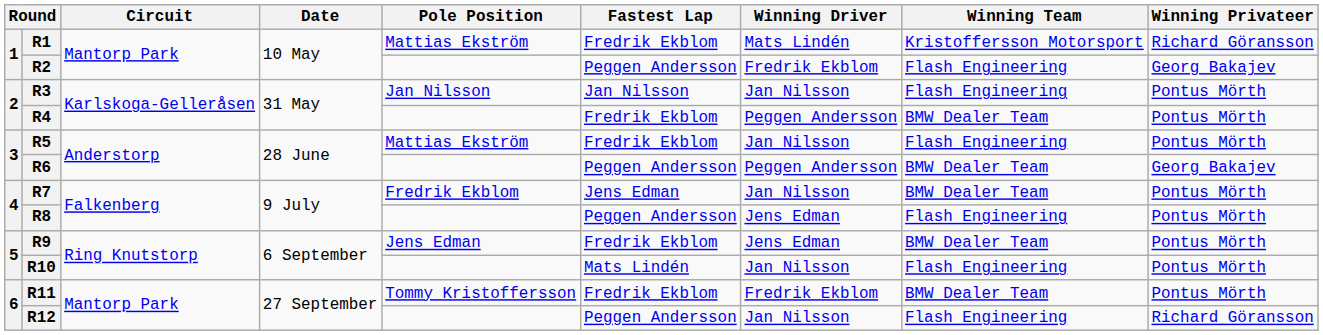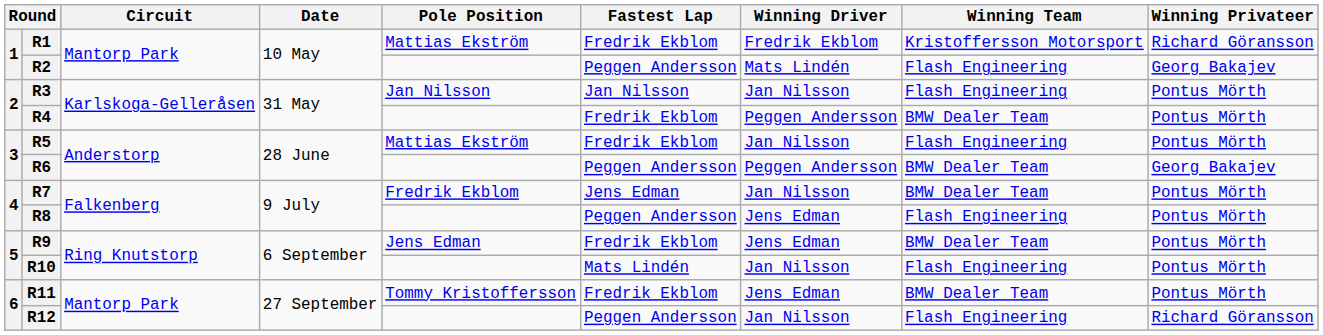(797, 42) Mats Lindén -> (811, 42) Fredrik Ekblom
(811, 67) Fredrik Ekblom -> (797, 67) Mats Lindén
(811, 293) Fredrik Ekblom -> (792, 293) Jens Edman
